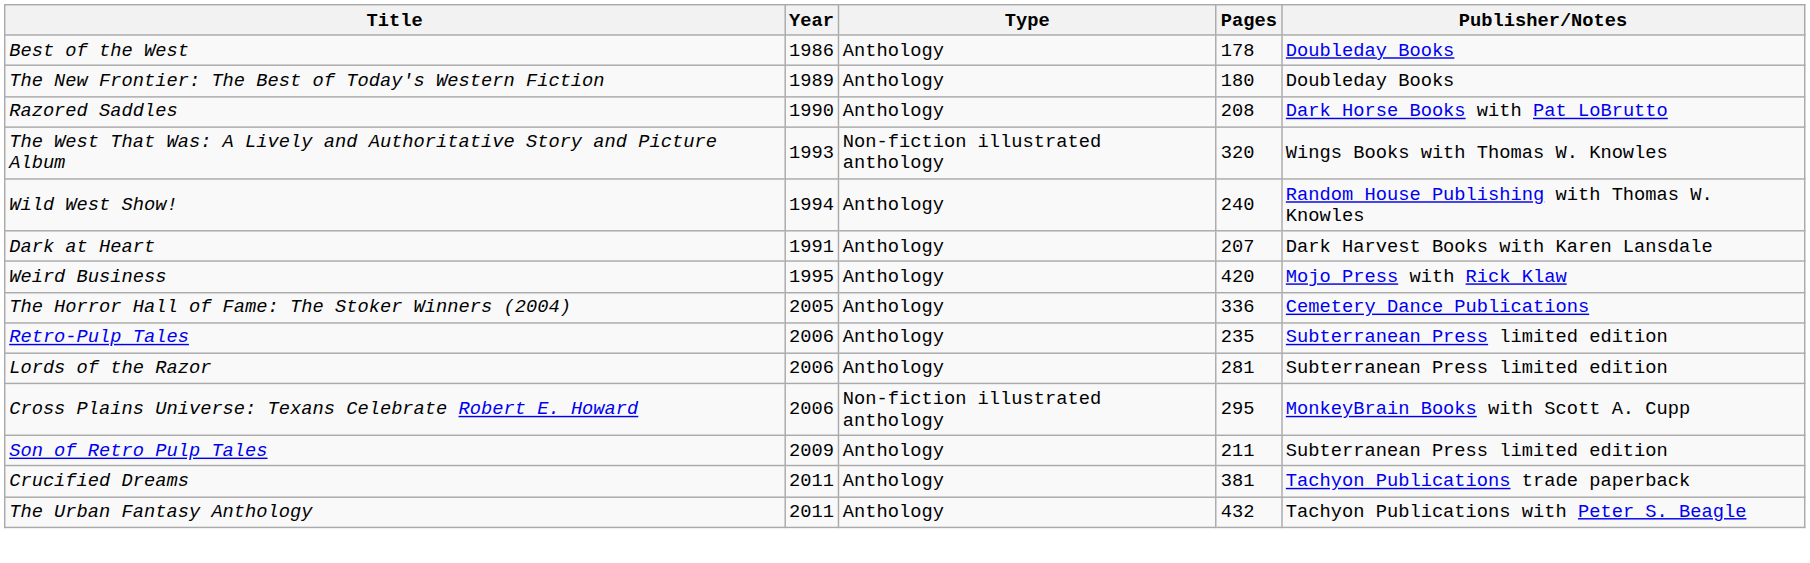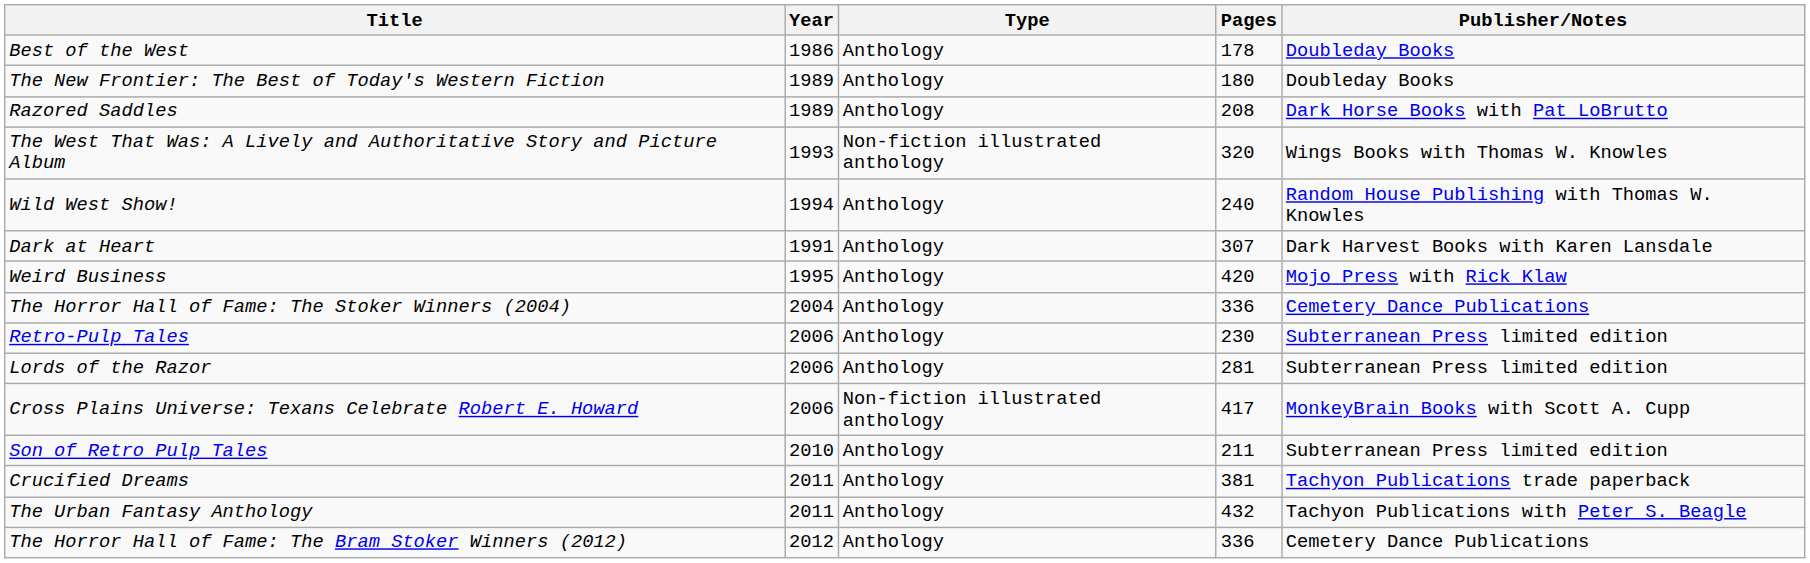(811, 112) 1990 -> (811, 112) 1989
(1238, 246) 207 -> (1238, 246) 307
(811, 307) 2005 -> (811, 307) 2004
(1238, 338) 235 -> (1238, 338) 230
(1238, 410) 295 -> (1238, 410) 417
(811, 451) 2009 -> (811, 451) 2010
+ row: (318, 542)
